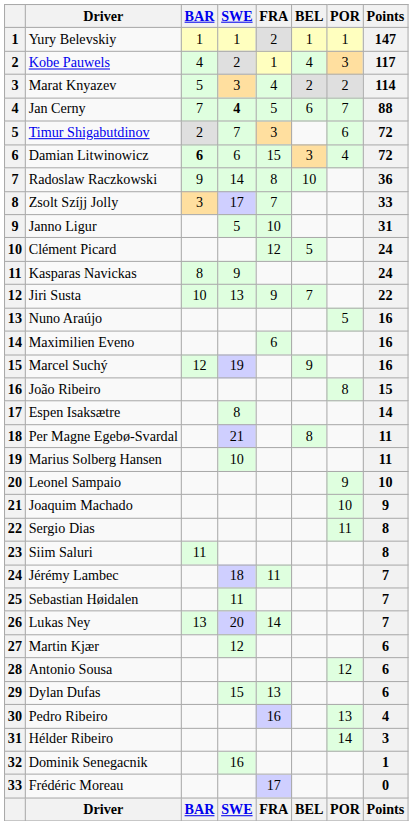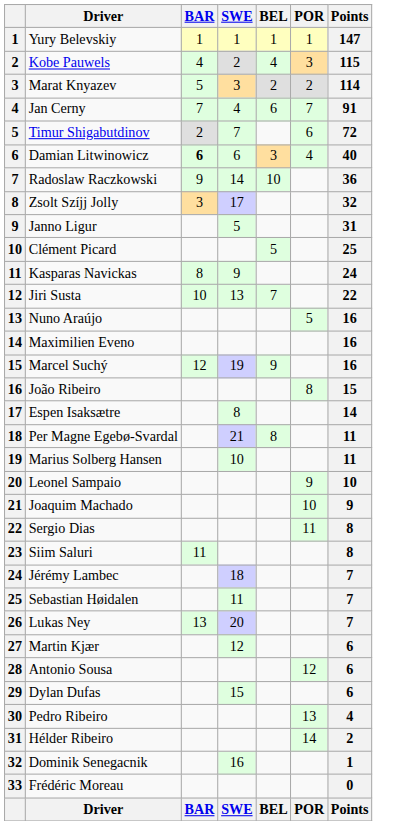- column: (274, 15)
(385, 62) 117 -> (350, 62) 115
(237, 109) bold -> (237, 109) normal
(385, 109) 88 -> (350, 109) 91
(385, 155) 72 -> (350, 155) 40
(385, 202) 33 -> (350, 202) 32
(385, 249) 24 -> (350, 249) 25
(385, 739) 3 -> (350, 739) 2
